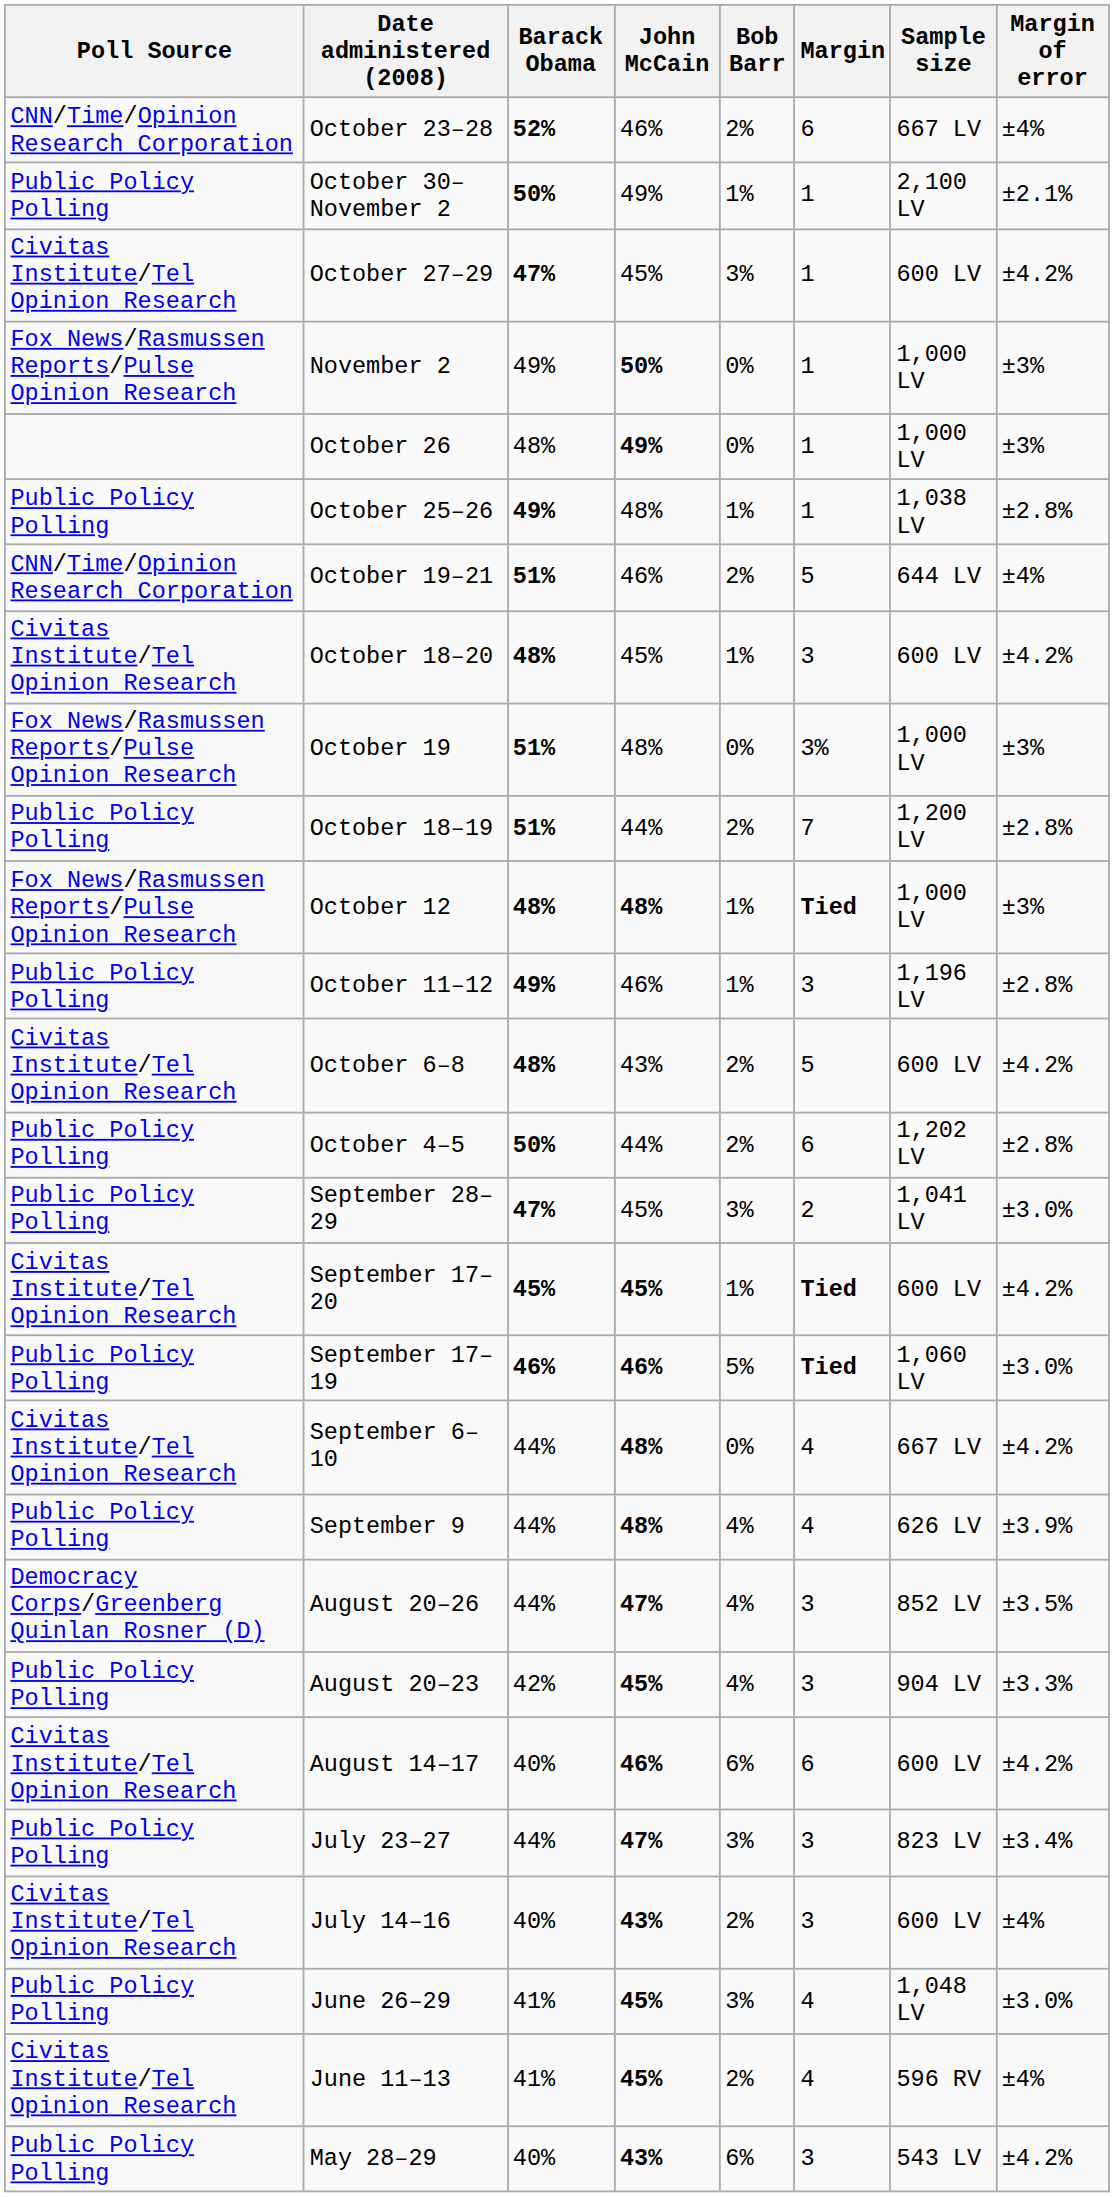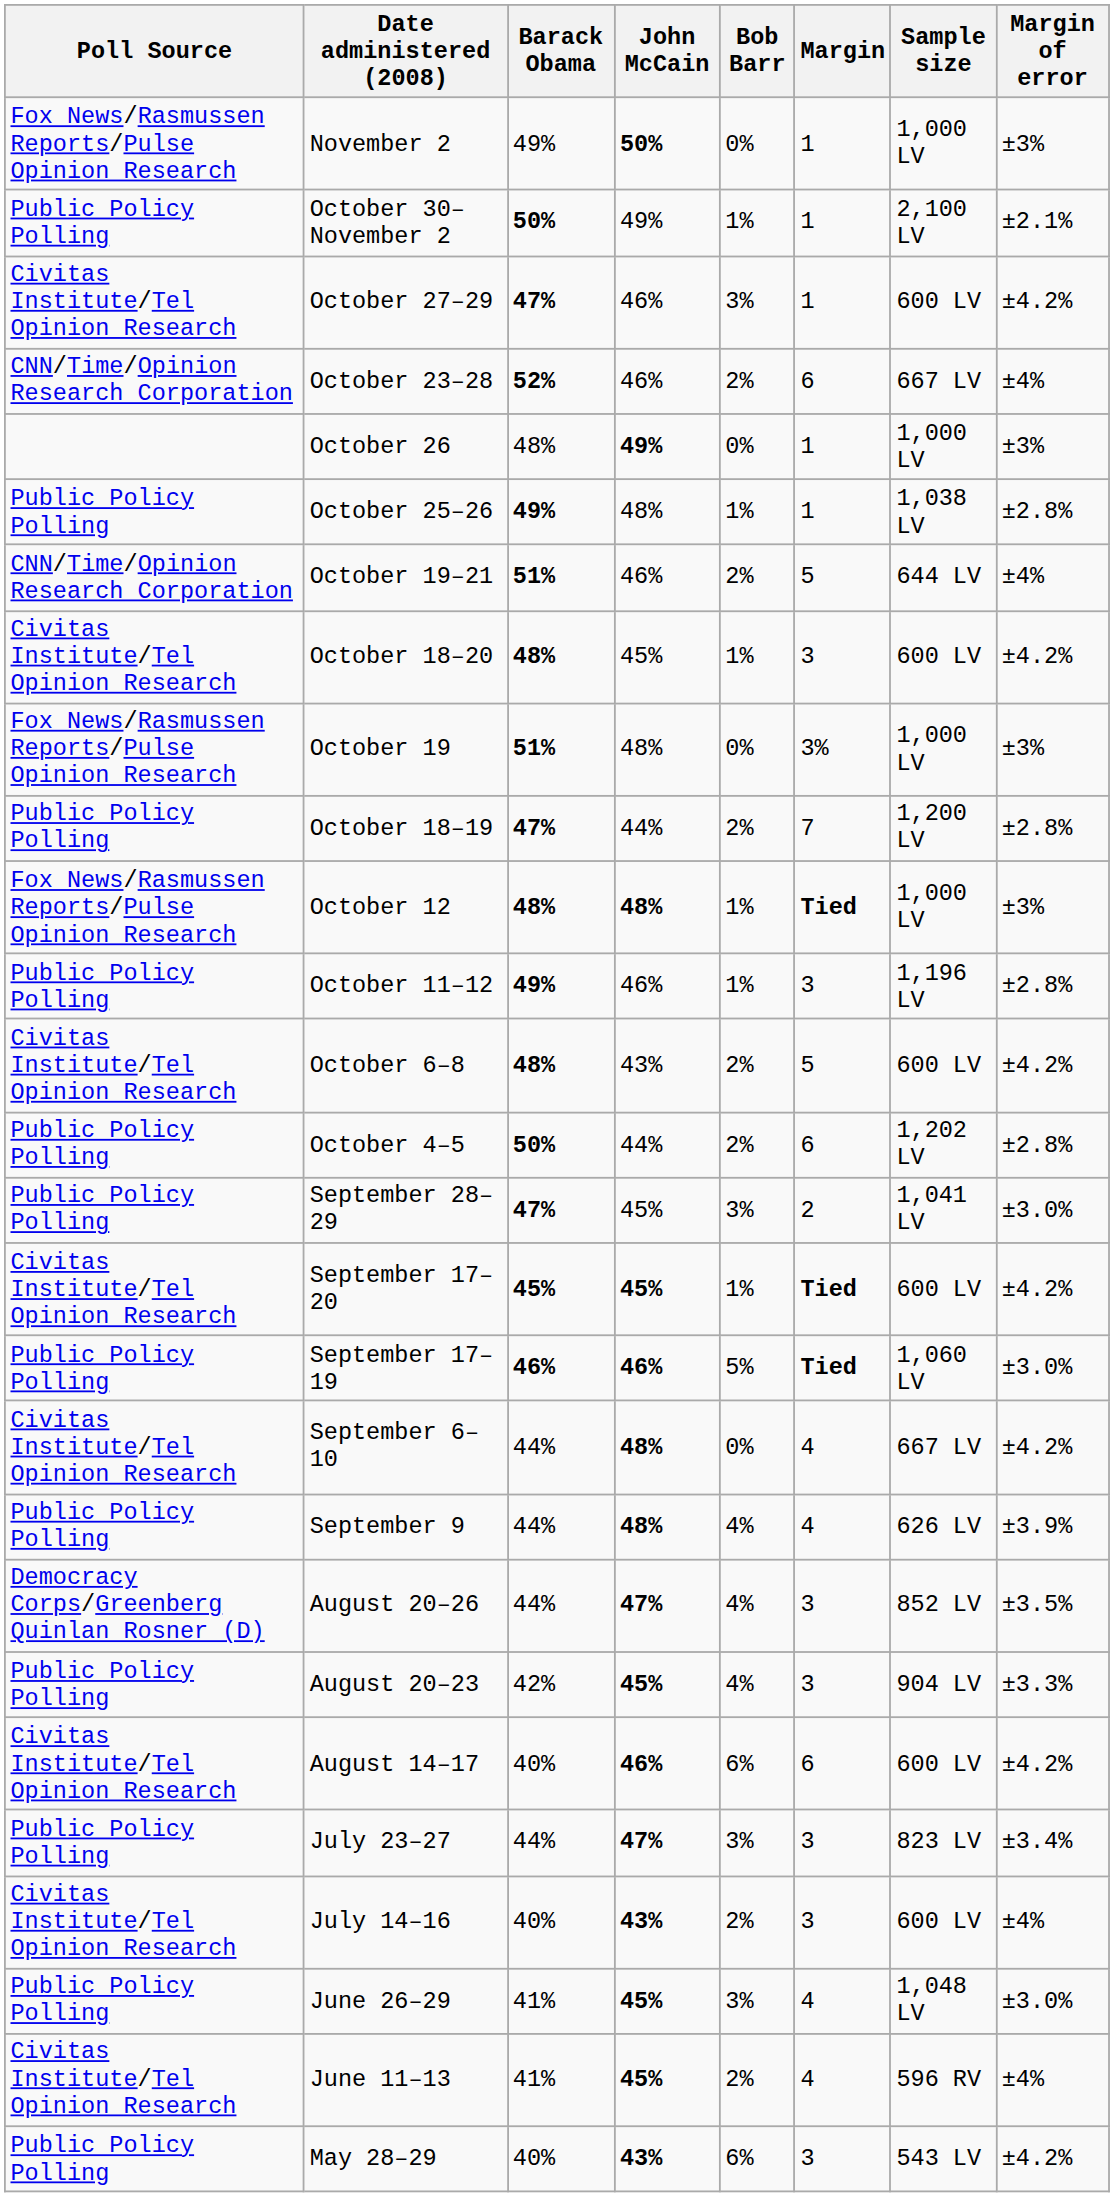rows swapped: (380, 368) <-> (401, 130)
(641, 275) 45% -> (641, 302) 46%
(534, 828) 51% -> (534, 828) 47%
